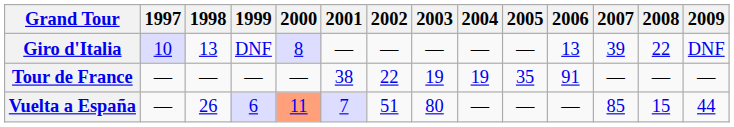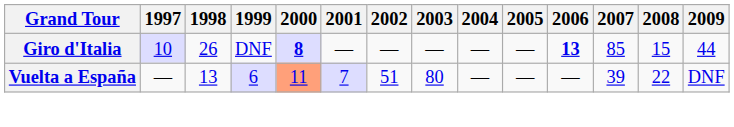(208, 48) 13 -> (208, 48) 26
(299, 48) normal -> (299, 48) bold
(570, 48) normal -> (570, 48) bold
(616, 48) 39 -> (616, 48) 85
(661, 48) 22 -> (661, 48) 15
(706, 48) DNF -> (706, 48) 44
- row: (72, 77)
(208, 106) 26 -> (208, 77) 13
(616, 106) 85 -> (616, 77) 39
(661, 106) 15 -> (661, 77) 22
(706, 106) 44 -> (706, 77) DNF
